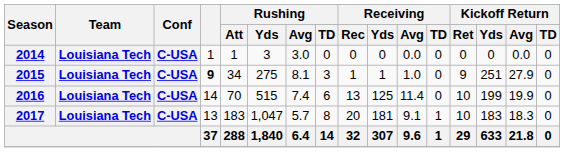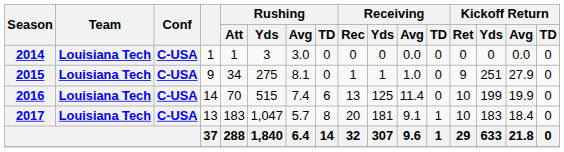(210, 75) bold -> (210, 75) normal
(327, 75) 3 -> (327, 75) 0
(521, 116) 18.3 -> (521, 116) 18.4
